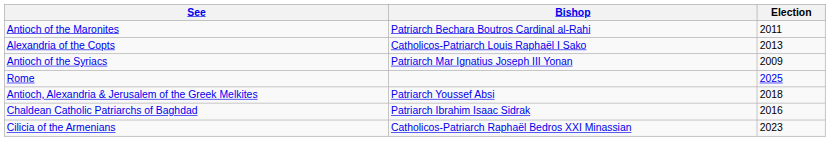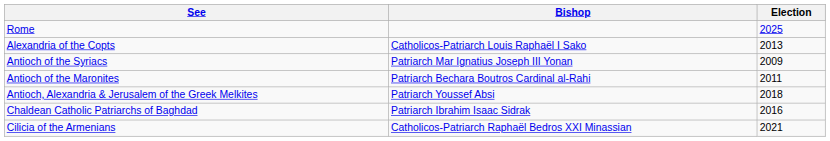rows swapped: (21, 78) <-> (63, 29)
(771, 128) 2023 -> (771, 128) 2021
